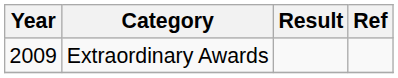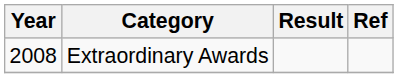(33, 55) 2009 -> (33, 55) 2008
